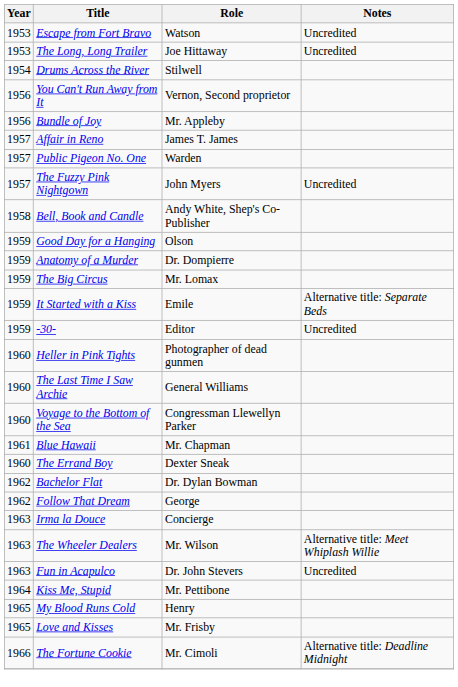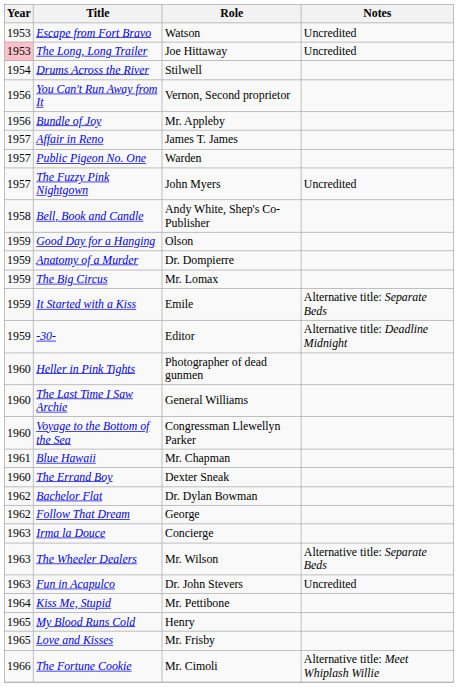(19, 51) no background -> (19, 51) pink background
(330, 330) Uncredited -> (366, 336) Alternative title: Deadline Midnight
(356, 545) Alternative title: Meet Whiplash Willie -> (365, 558) Alternative title: Separate Beds
(366, 652) Alternative title: Deadline Midnight -> (356, 666) Alternative title: Meet Whiplash Willie
